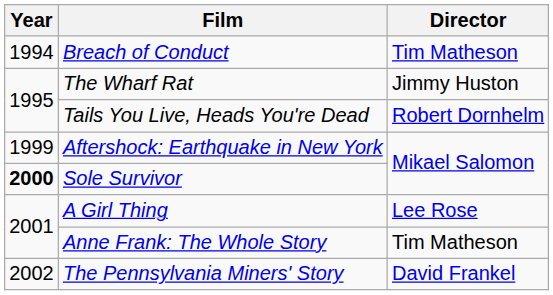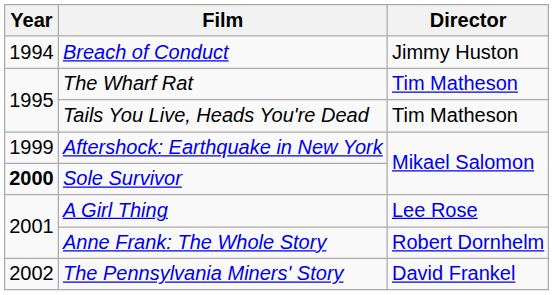(455, 52) Tim Matheson -> (455, 52) Jimmy Huston
(455, 83) Jimmy Huston -> (455, 83) Tim Matheson
(468, 115) Robert Dornhelm -> (455, 115) Tim Matheson
(455, 242) Tim Matheson -> (468, 242) Robert Dornhelm
